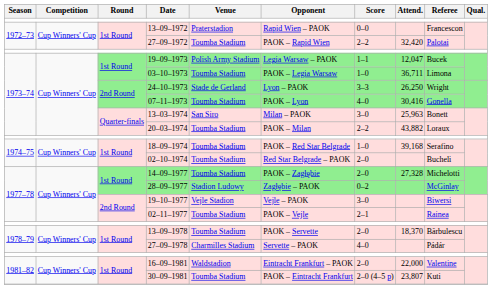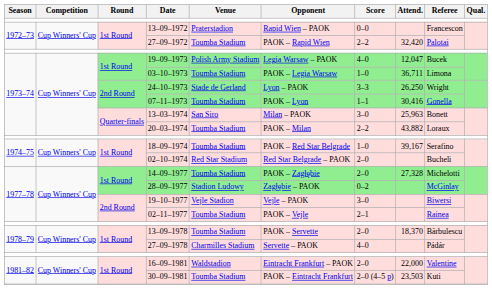(363, 60) 1–1 -> (363, 60) 4–0
(363, 101) 4–0 -> (363, 101) 1–1
(412, 146) 39,168 -> (412, 146) 39,167
(218, 159) Toumba Stadium -> (219, 159) Red Star Stadium
(412, 277) 23,807 -> (412, 277) 23,503
